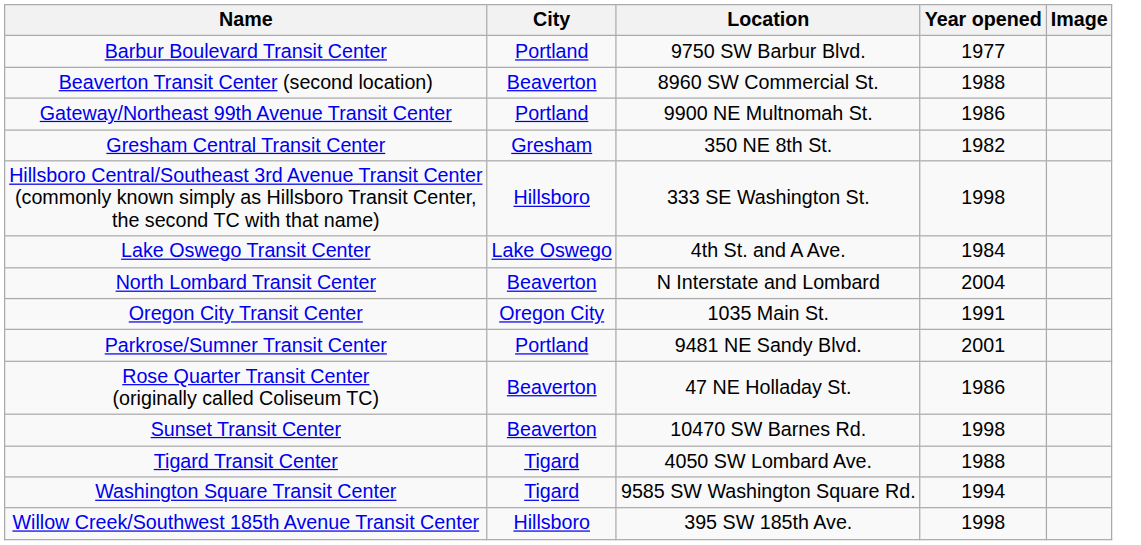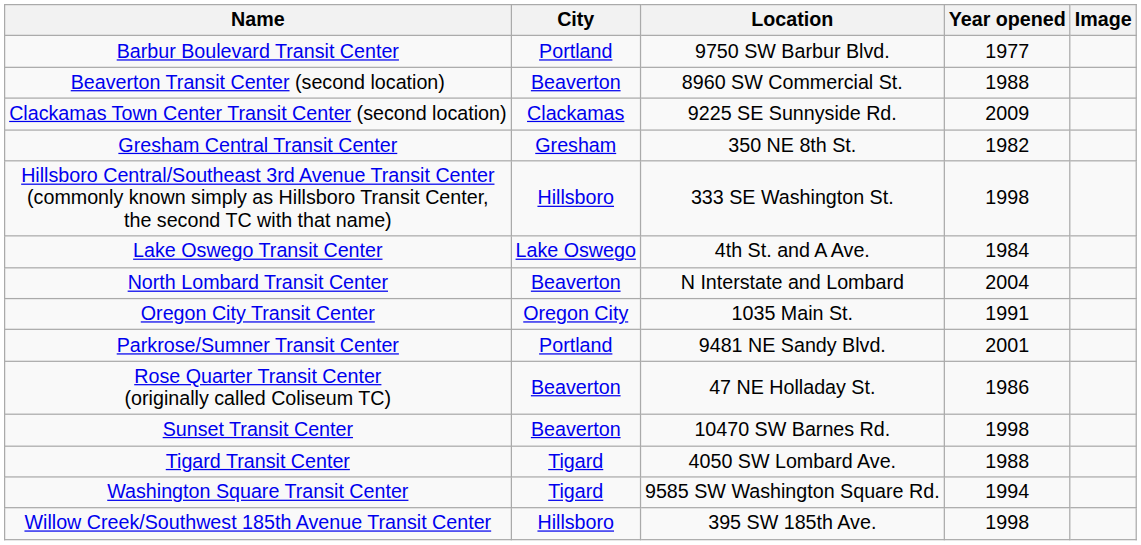+ row: (258, 113)
- row: (246, 113)
